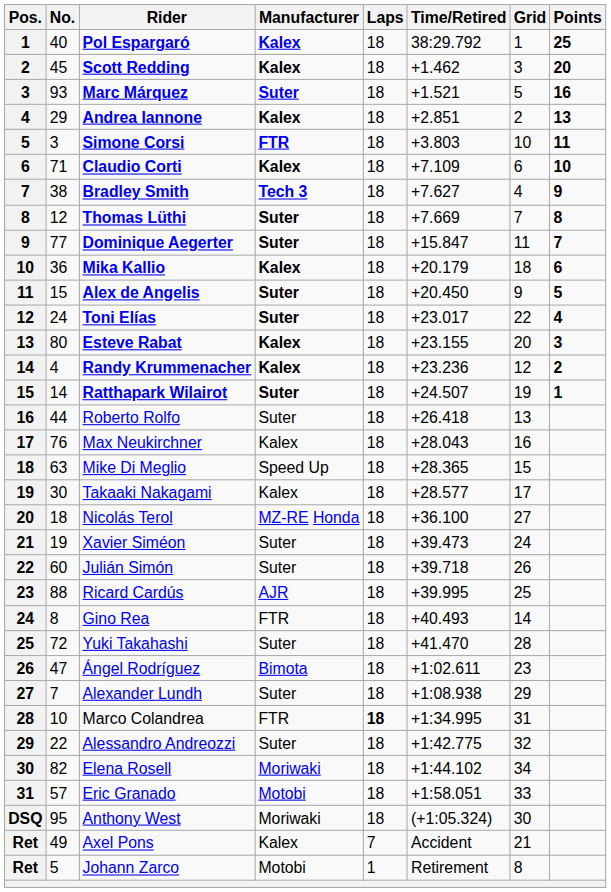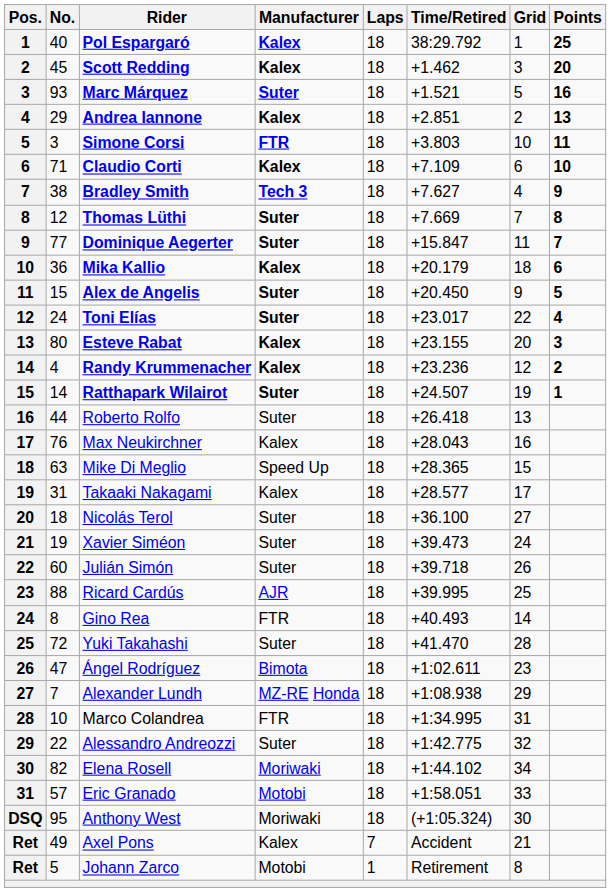(59, 493) 30 -> (59, 493) 31
(309, 518) MZ-RE Honda -> (277, 518) Suter
(277, 693) Suter -> (309, 693) MZ-RE Honda
(376, 718) bold -> (376, 718) normal
